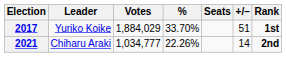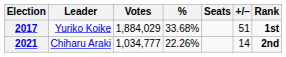(182, 28) 33.70% -> (182, 28) 33.68%
